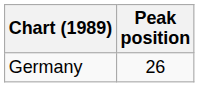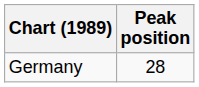(155, 67) 26 -> (155, 67) 28
